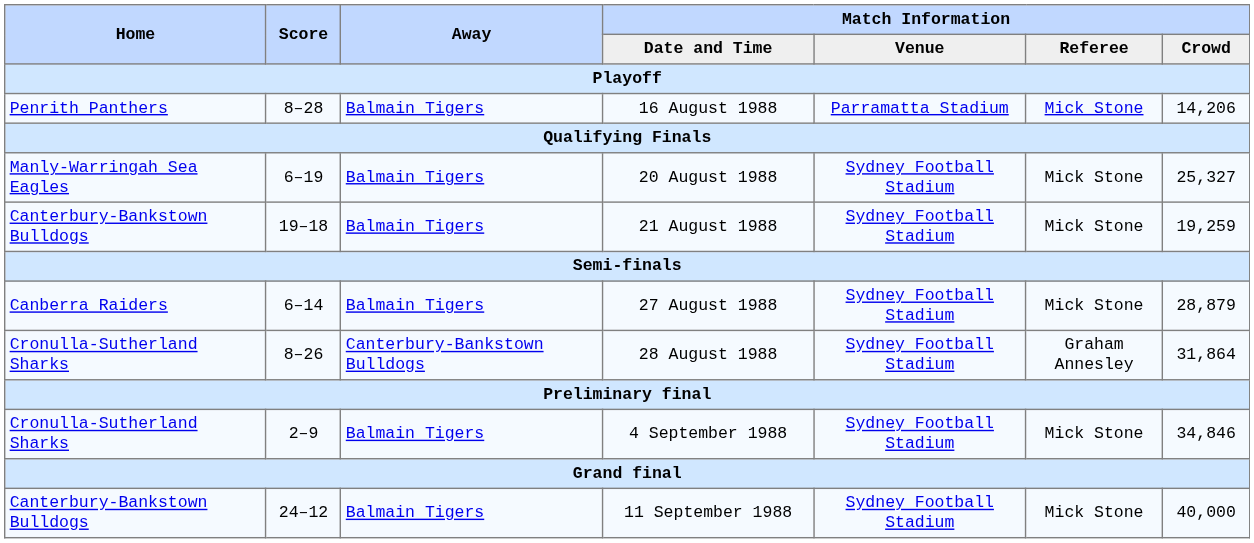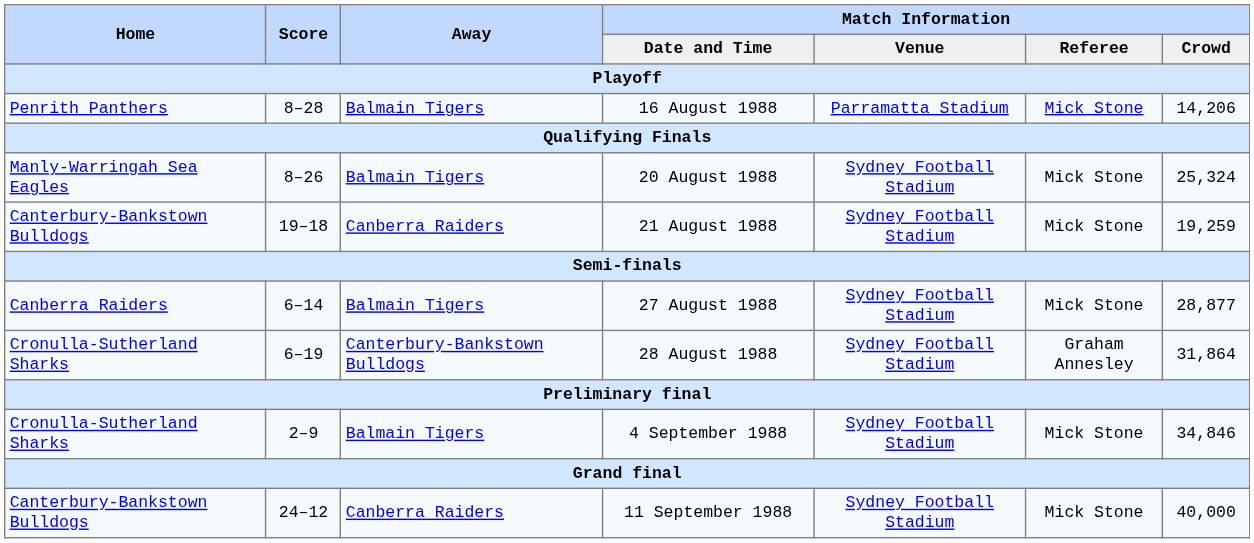(303, 177) 6–19 -> (303, 177) 8–26
(1206, 177) 25,327 -> (1206, 177) 25,324
(415, 227) Balmain Tigers -> (425, 227) Canberra Raiders
(1206, 306) 28,879 -> (1206, 306) 28,877
(303, 355) 8–26 -> (303, 355) 6–19
(415, 513) Balmain Tigers -> (425, 513) Canberra Raiders
